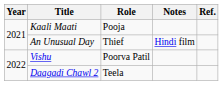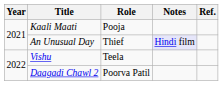(175, 42) no background -> (175, 42) lavender background
(126, 57) Poorva Patil -> (113, 57) Teela
(113, 73) Teela -> (126, 73) Poorva Patil
